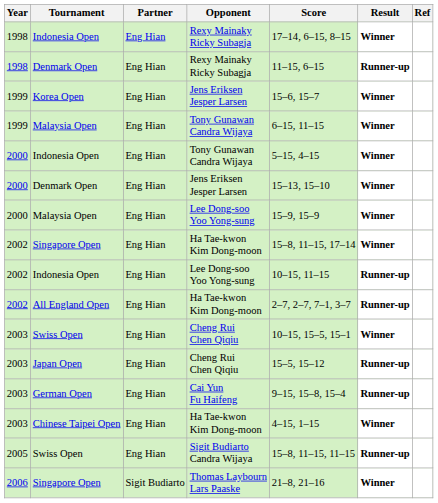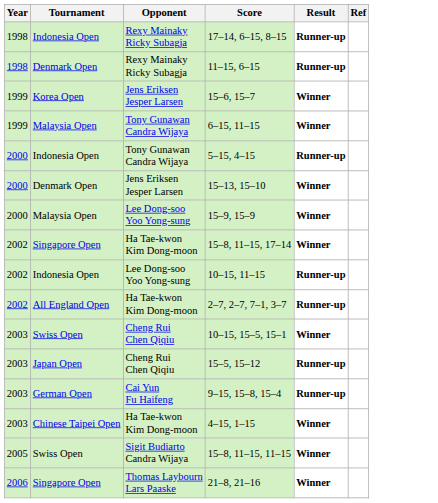- column: (155, 13)
(378, 37) Winner -> (321, 37) Runner-up
(378, 156) Winner -> (321, 156) Runner-up
(385, 453) Runner-up -> (313, 453) Winner
